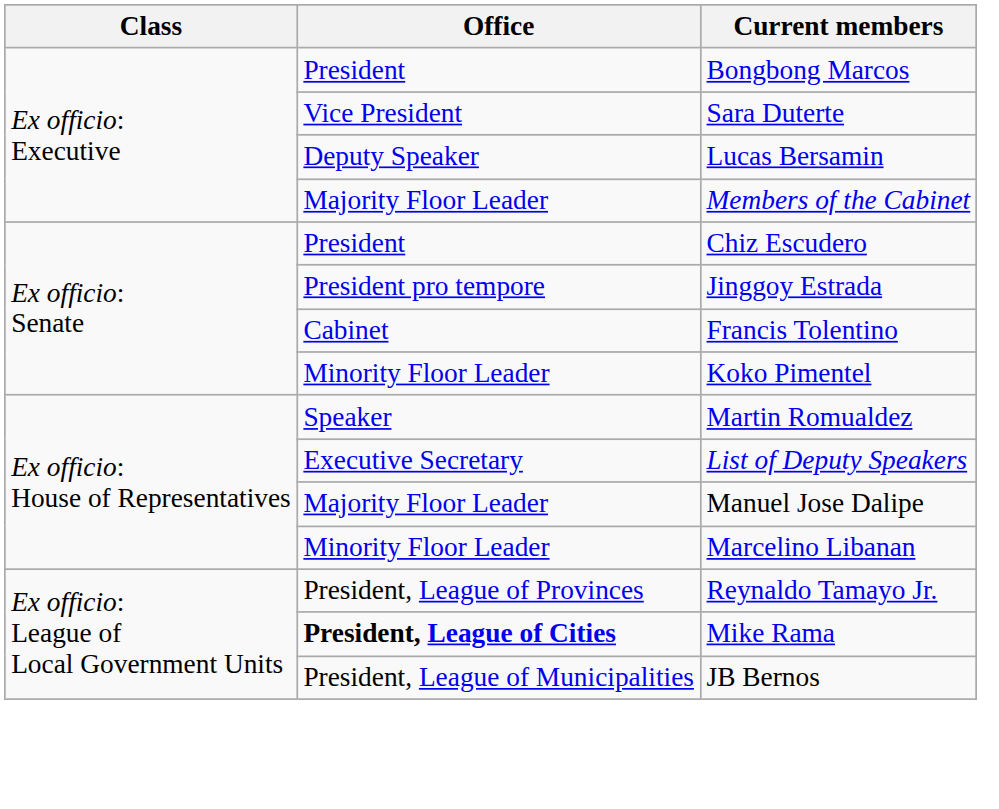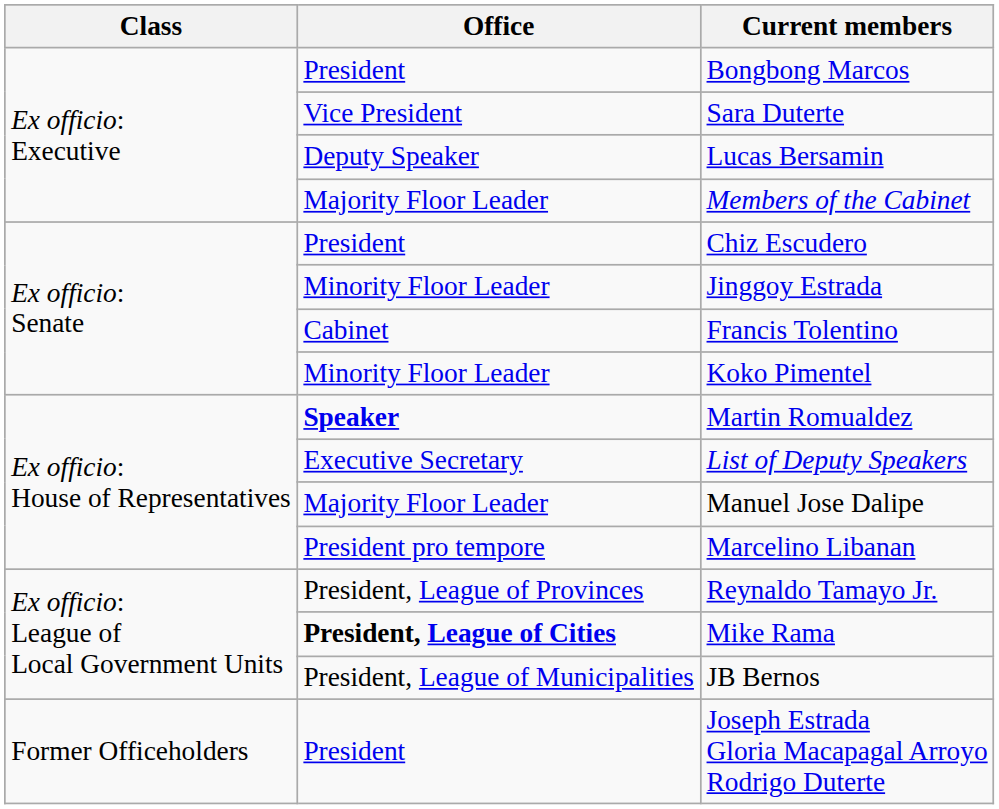(424, 286) President pro tempore -> (426, 286) Minority Floor Leader
(347, 416) normal -> (351, 416) bold
(426, 546) Minority Floor Leader -> (424, 546) President pro tempore
+ row: (847, 751)
